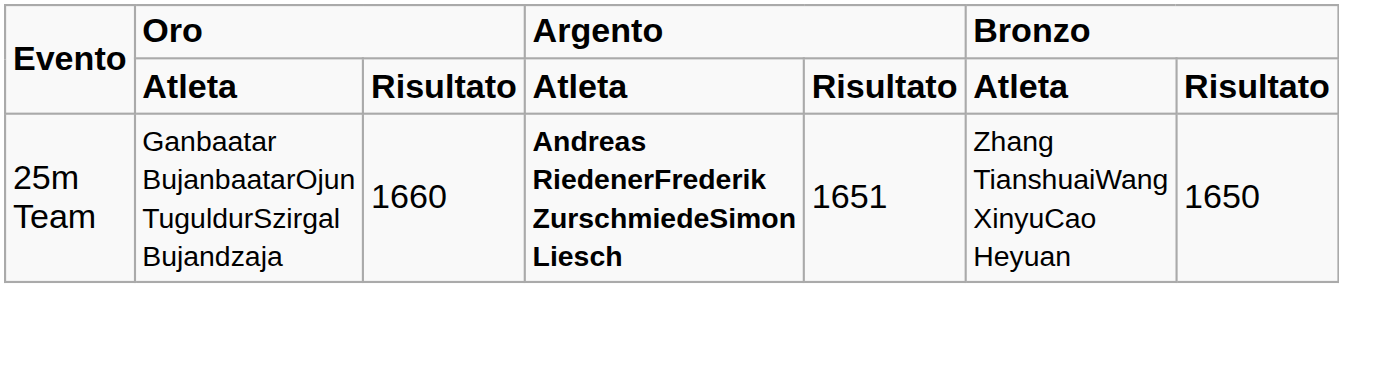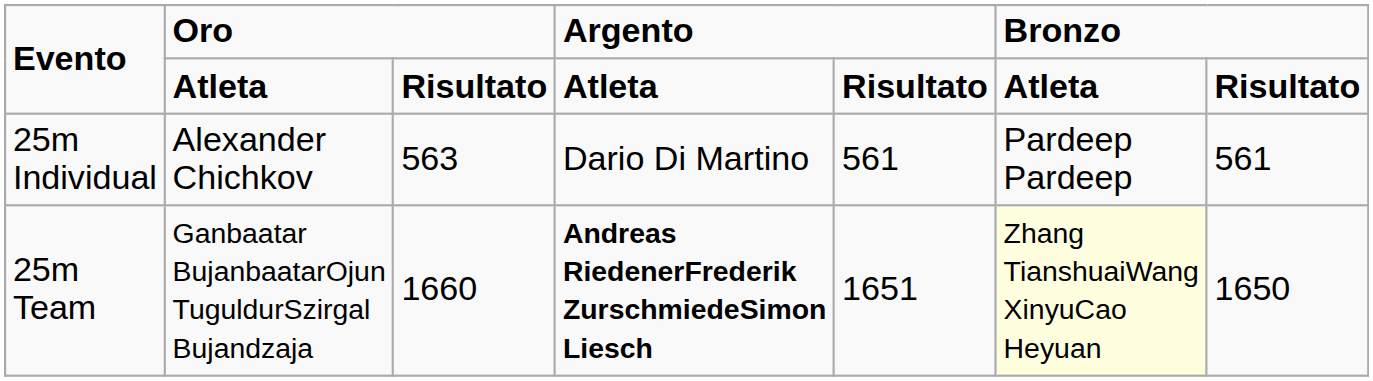+ row: (85, 158)
(1071, 199) no background -> (1101, 291) lightyellow background
